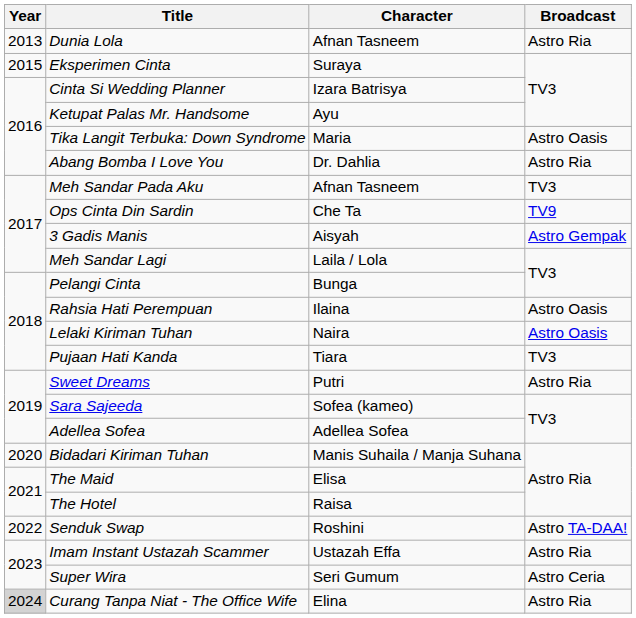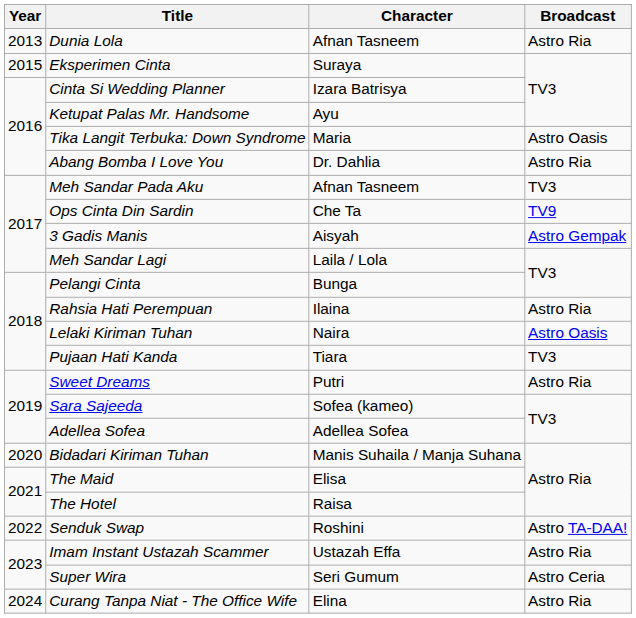(568, 308) Astro Oasis -> (560, 308) Astro Ria
(25, 601) lightgrey background -> (25, 601) no background
